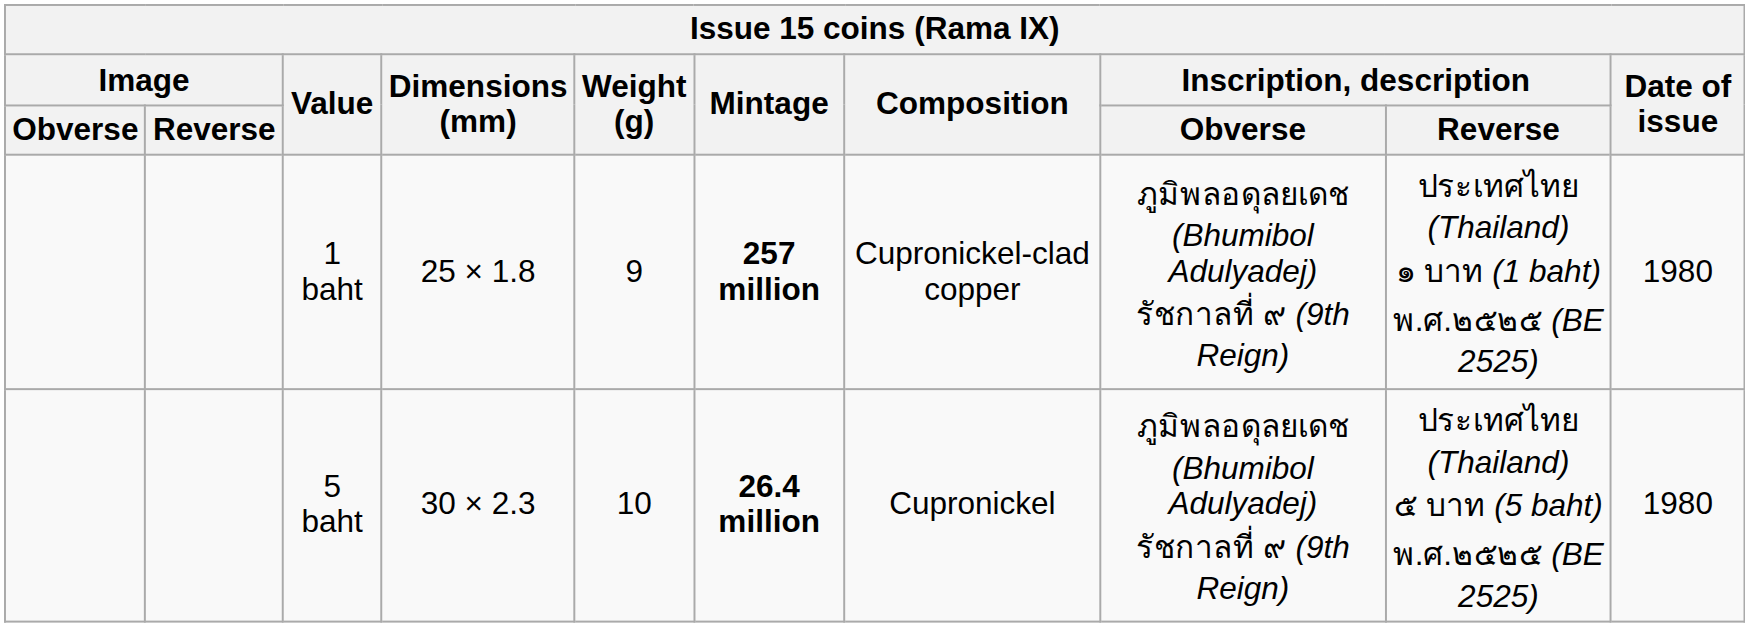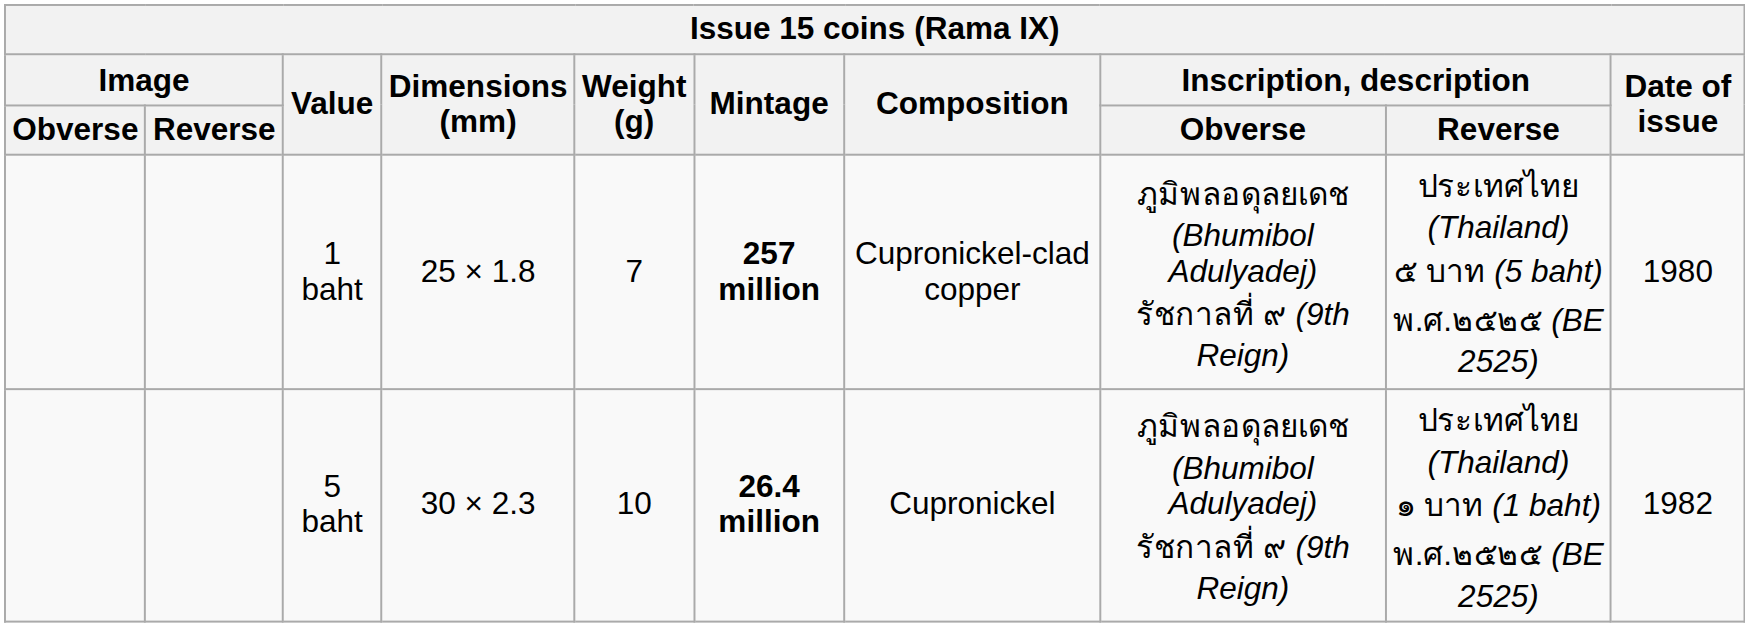(634, 271) 9 -> (634, 271) 7
(1498, 275) ประเทศไทย (Thailand) ๑ บาท (1 baht) พ.ศ.๒๕๒๕ (BE 2525) -> (1498, 275) ประเทศไทย (Thailand) ๕ บาท (5 baht) พ.ศ.๒๕๒๕ (BE 2525)
(1498, 508) ประเทศไทย (Thailand) ๕ บาท (5 baht) พ.ศ.๒๕๒๕ (BE 2525) -> (1498, 508) ประเทศไทย (Thailand) ๑ บาท (1 baht) พ.ศ.๒๕๒๕ (BE 2525)
(1678, 504) 1980 -> (1678, 504) 1982
